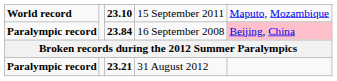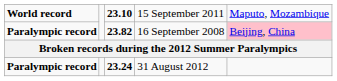(120, 31) 23.84 -> (120, 31) 23.82
(120, 66) 23.21 -> (120, 66) 23.24
